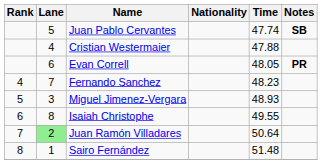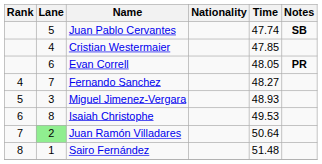(265, 47) 47.88 -> (265, 47) 47.85
(265, 82) 48.23 -> (265, 82) 48.27
(265, 116) 49.55 -> (265, 116) 49.53
